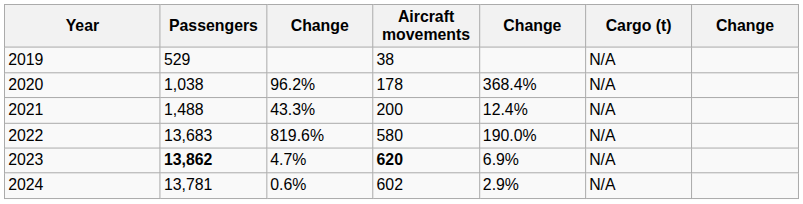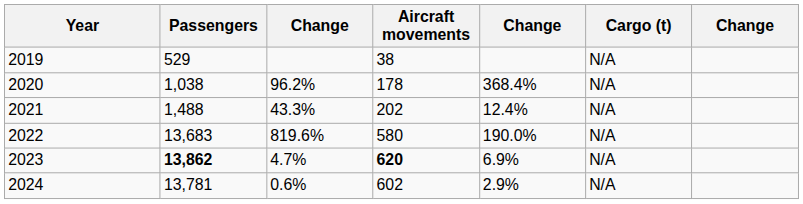(390, 110) 200 -> (390, 110) 202
